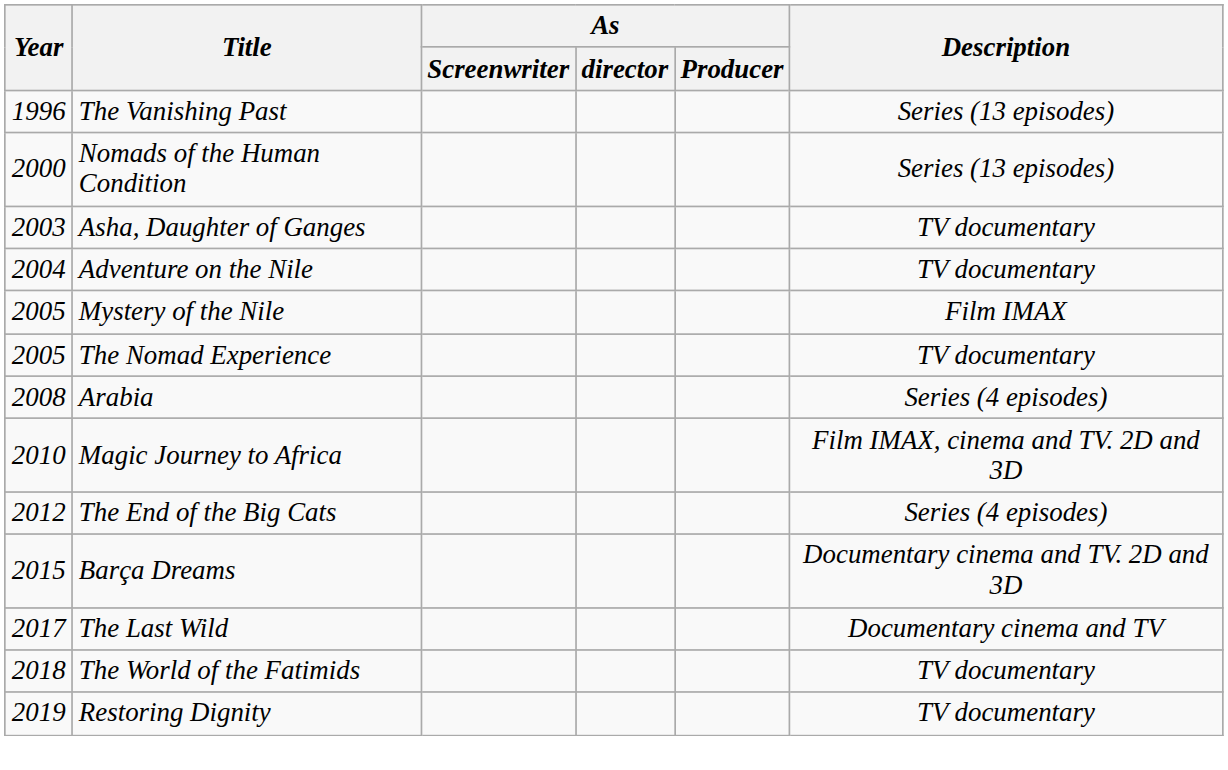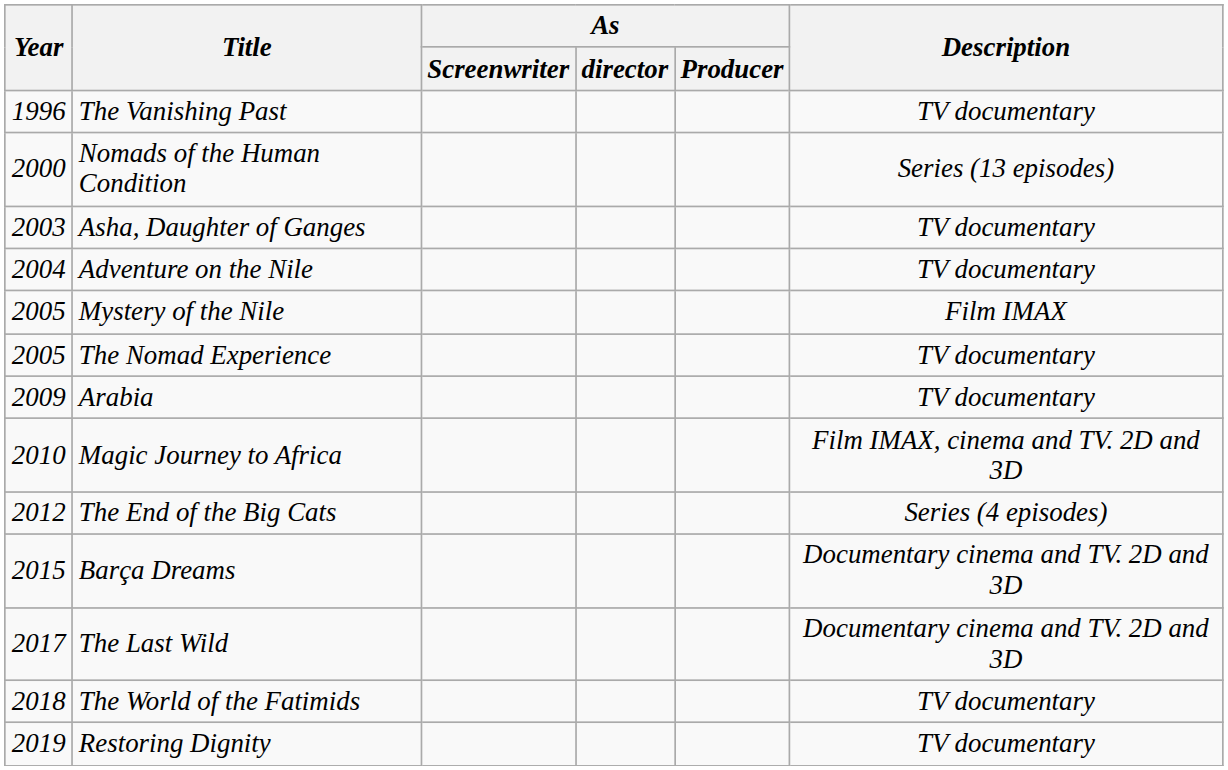(1006, 111) Series (13 episodes) -> (1006, 111) TV documentary
(39, 397) 2008 -> (39, 397) 2009
(1006, 397) Series (4 episodes) -> (1006, 397) TV documentary
(1006, 628) Documentary cinema and TV -> (1006, 643) Documentary cinema and TV. 2D and 3D
